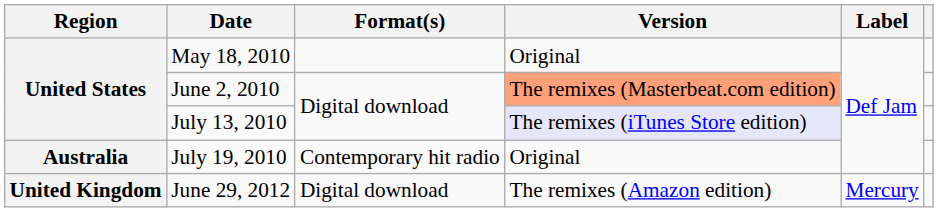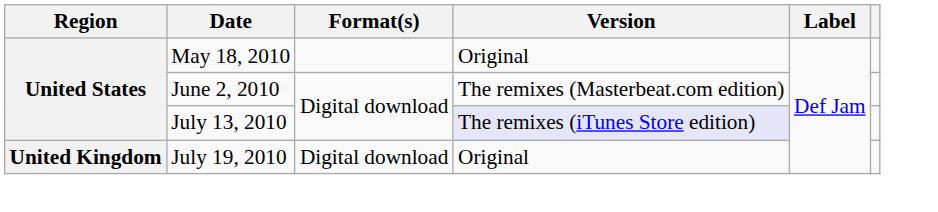(673, 88) lightsalmon background -> (621, 88) no background
(86, 156) Australia -> (86, 156) United Kingdom
(400, 156) Contemporary hit radio -> (374, 156) Digital download
- row: (231, 190)
